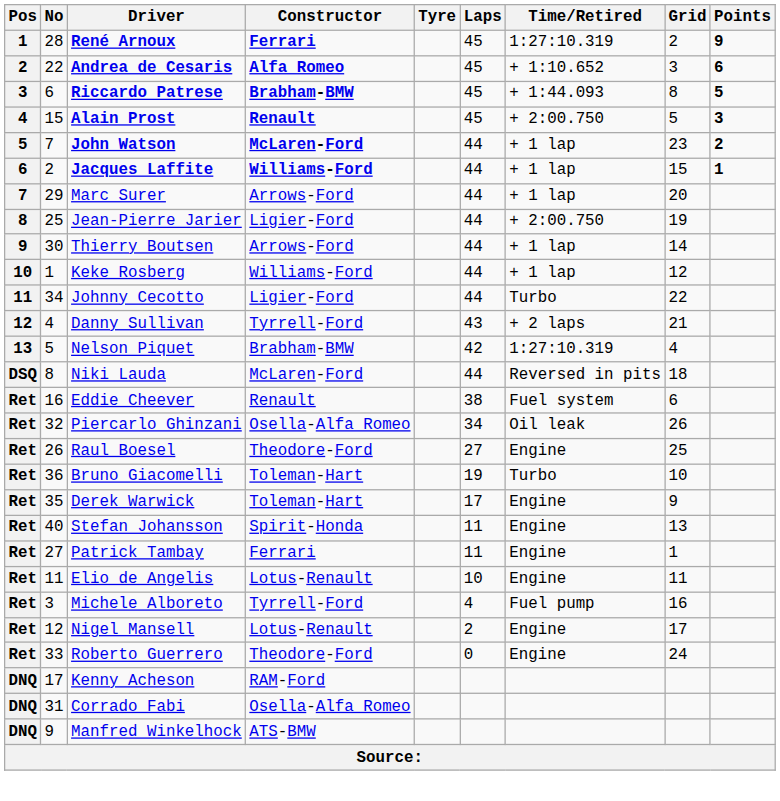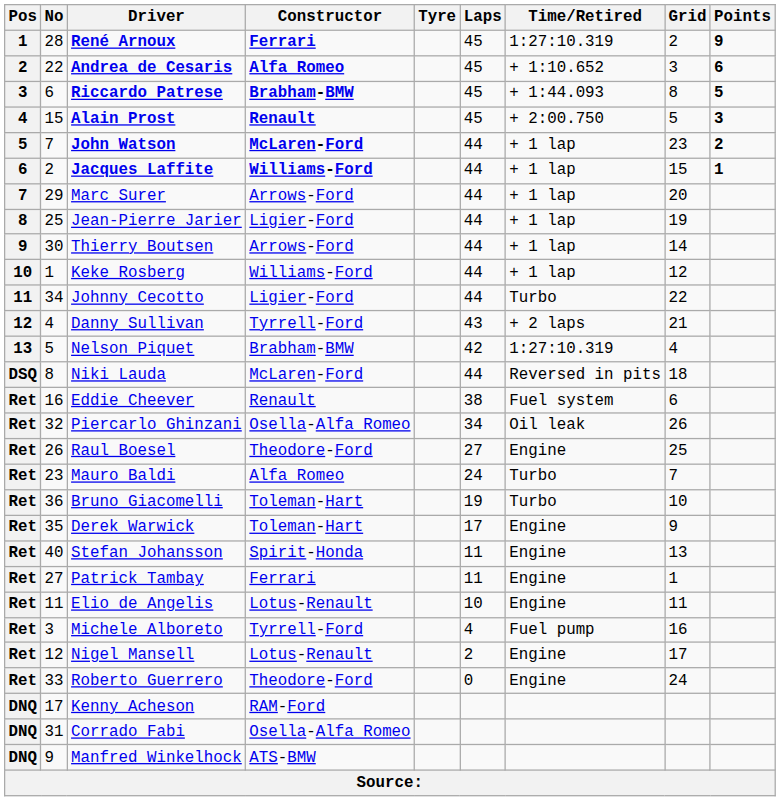(557, 222) + 2:00.750 -> (542, 222) + 1 lap
+ row: (123, 477)
